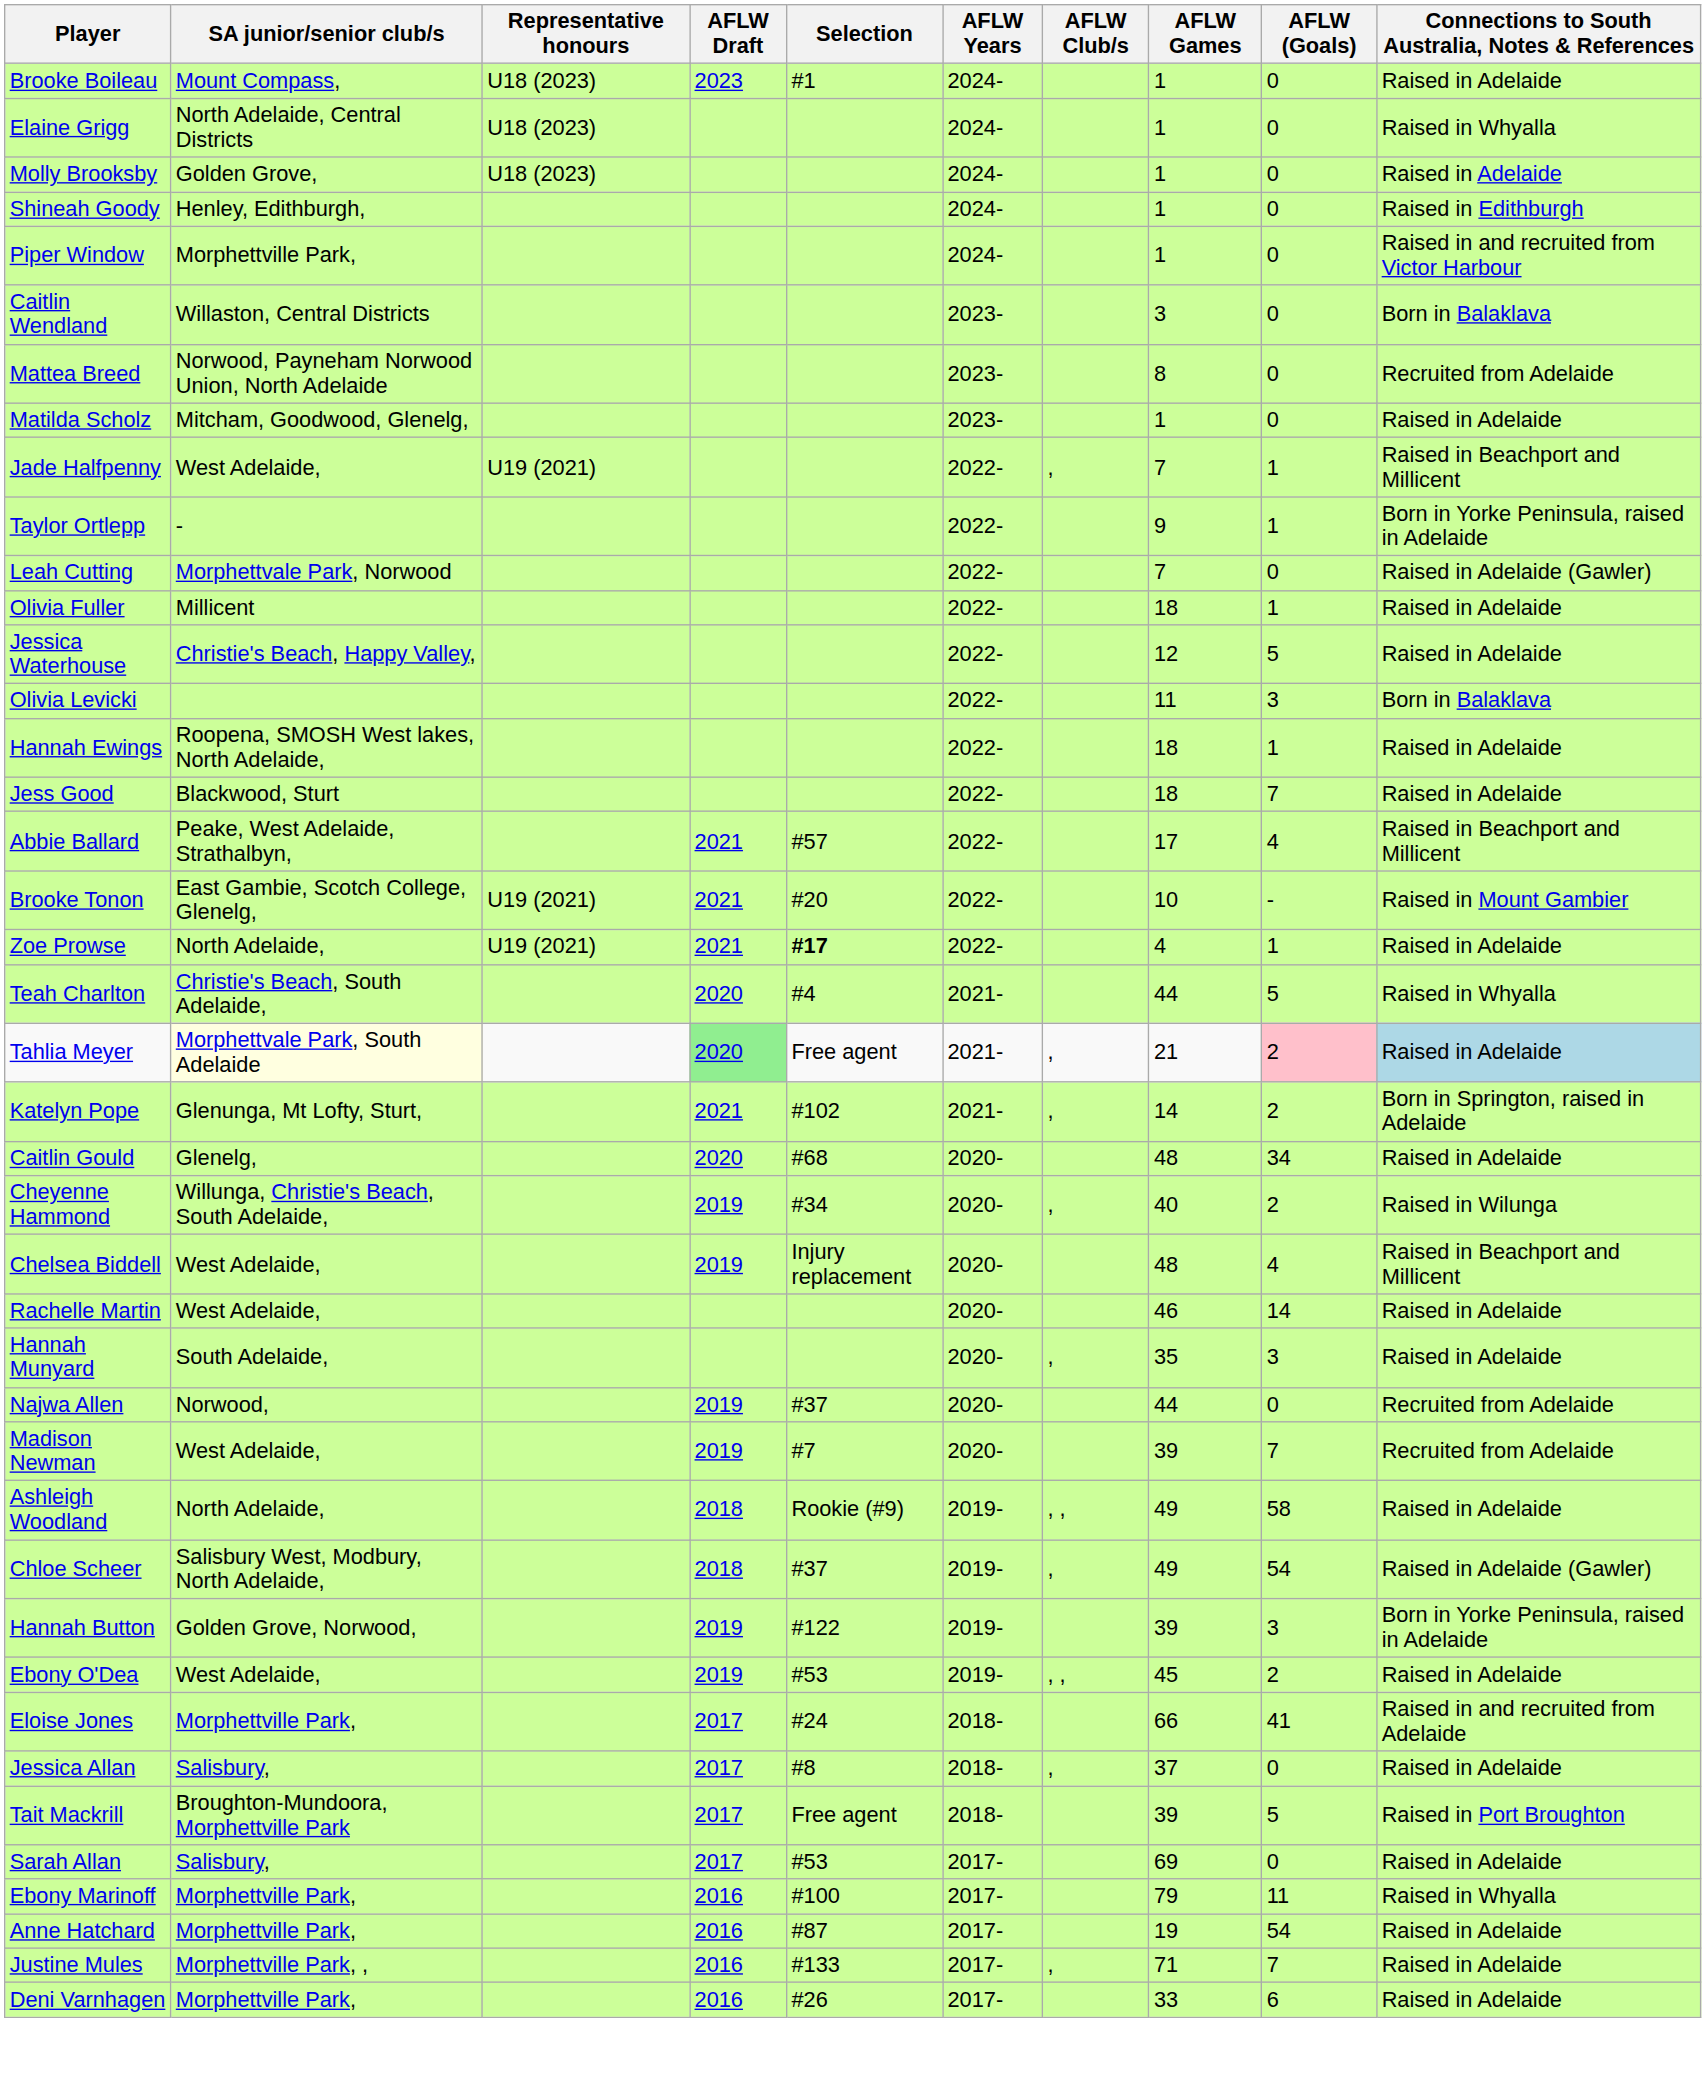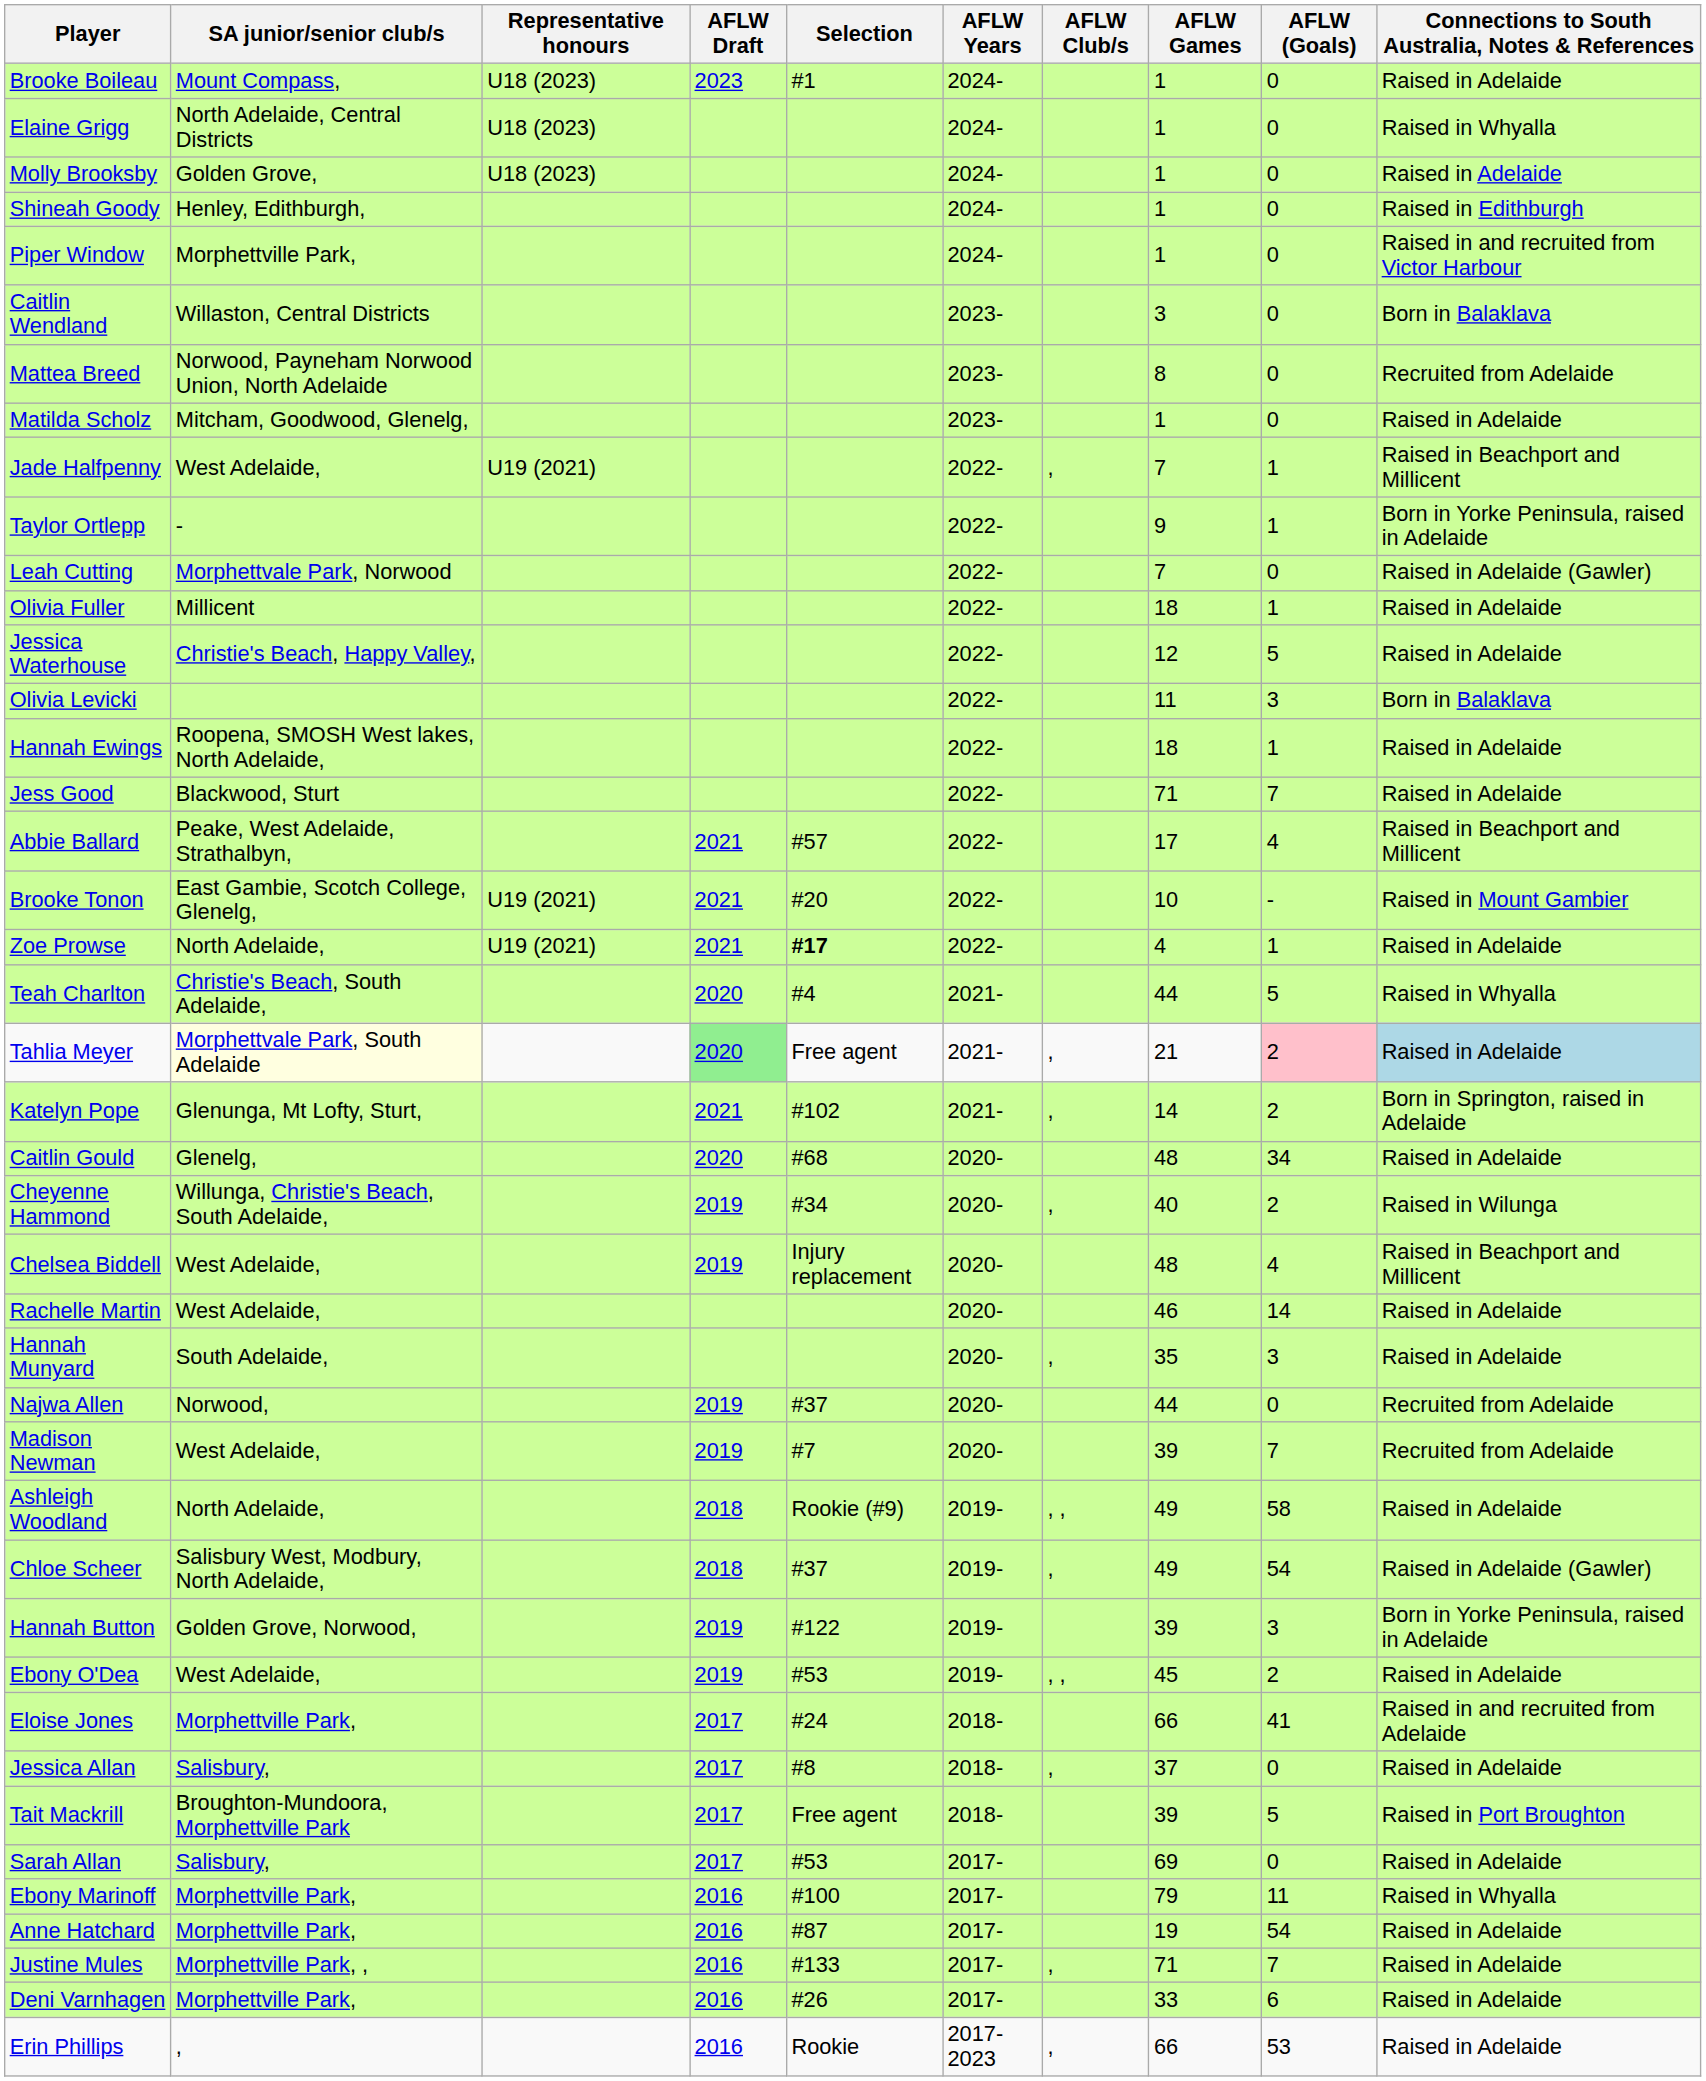(1166, 794) 18 -> (1166, 794) 71
+ row: (67, 2046)
